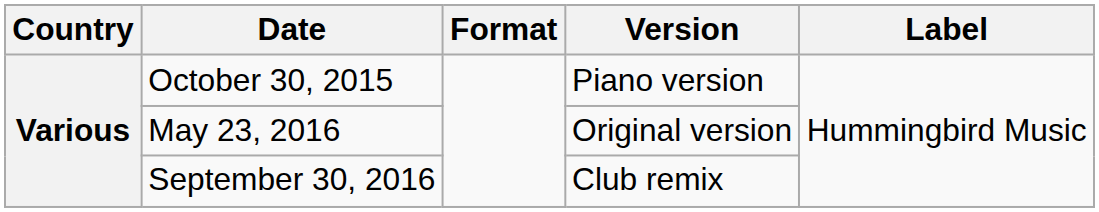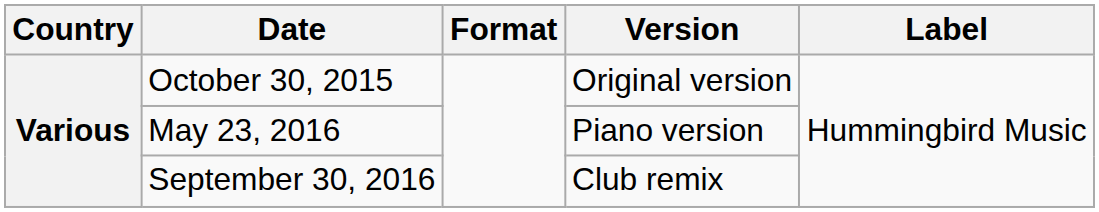(668, 79) Piano version -> (682, 79) Original version
(682, 130) Original version -> (668, 130) Piano version
